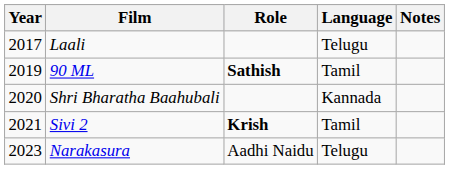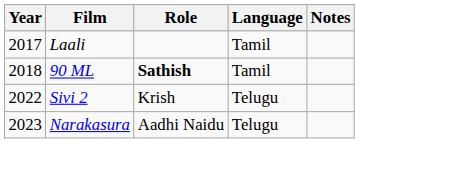(345, 44) Telugu -> (251, 44) Tamil
(25, 71) 2019 -> (25, 71) 2018
- row: (135, 97)
(25, 124) 2021 -> (25, 97) 2022
(248, 124) bold -> (156, 97) normal
(341, 124) Tamil -> (255, 97) Telugu
